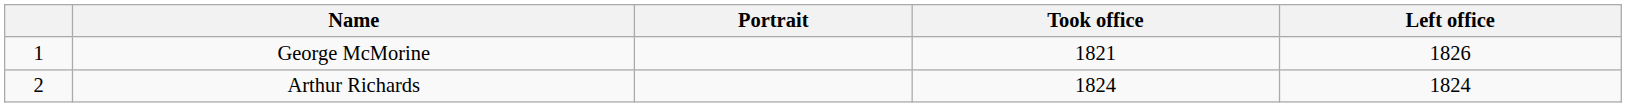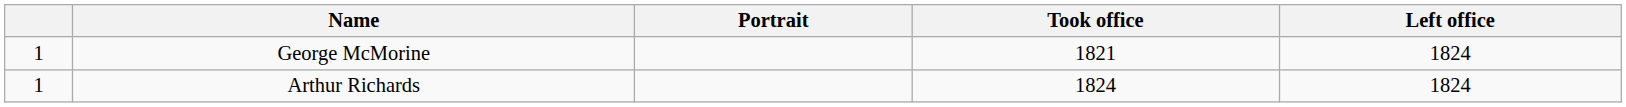(1450, 53) 1826 -> (1450, 53) 1824
(39, 85) 2 -> (39, 85) 1
